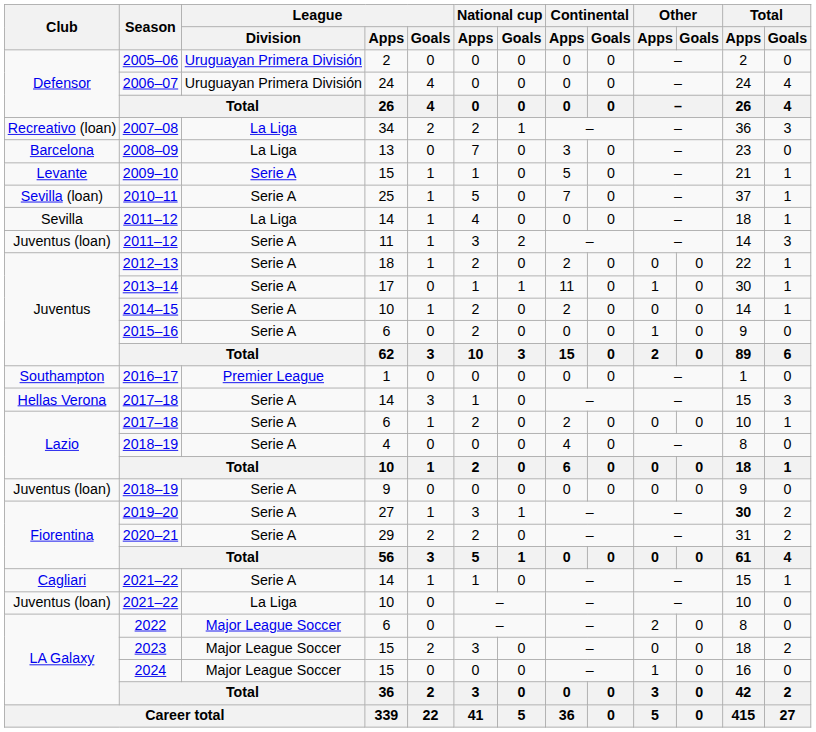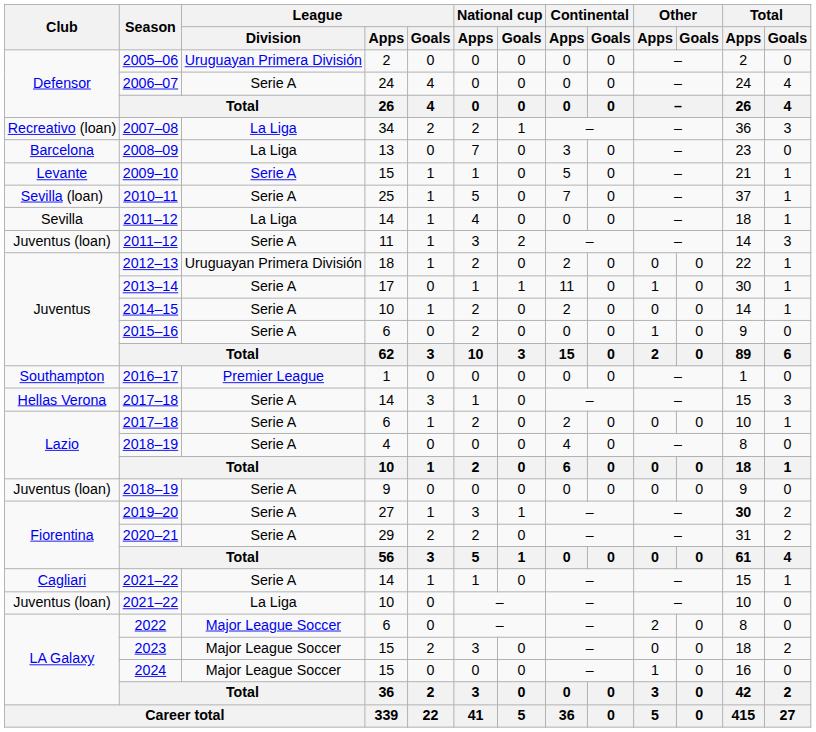(273, 83) Uruguayan Primera División -> (273, 83) Serie A
(273, 264) Serie A -> (273, 264) Uruguayan Primera División
